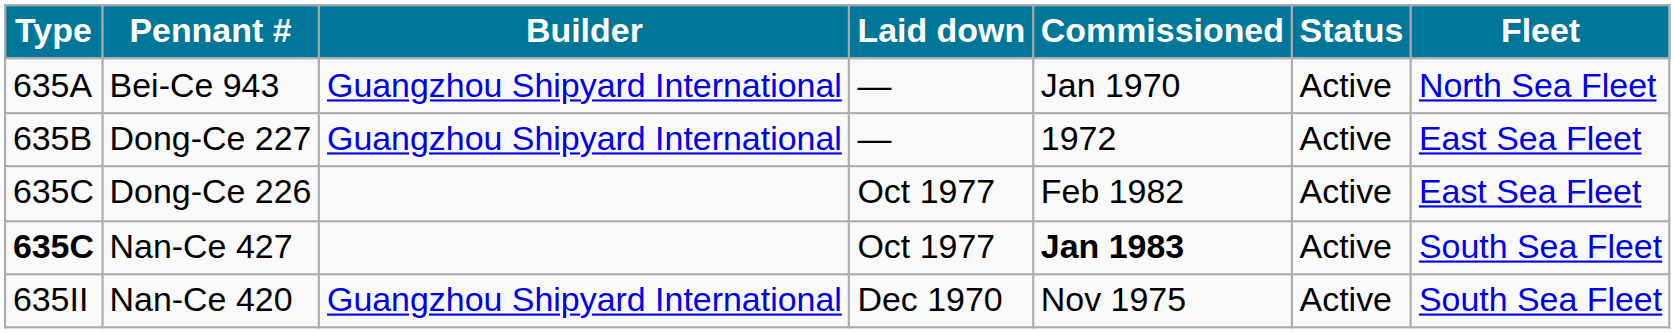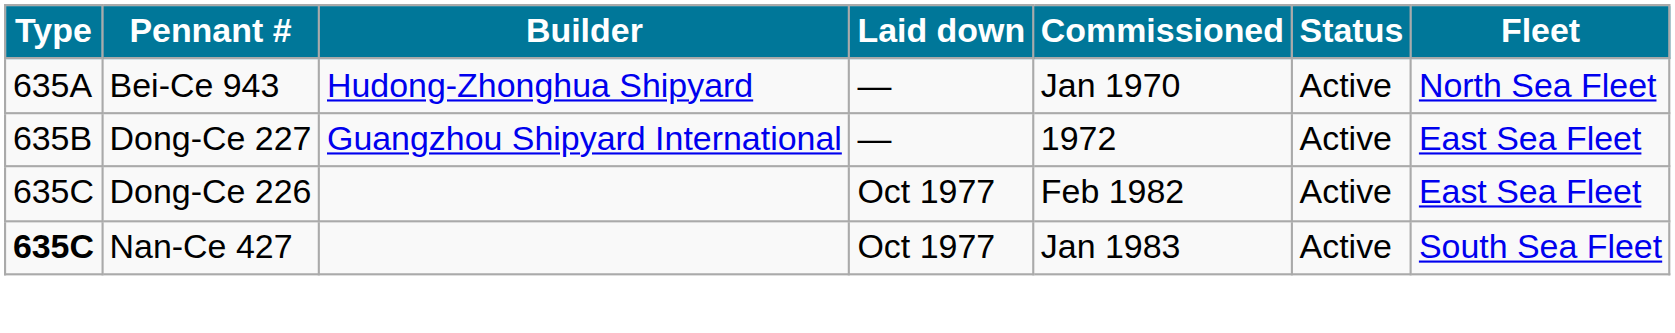(584, 85) Guangzhou Shipyard International -> (540, 85) Hudong-Zhonghua Shipyard
(1112, 246) bold -> (1111, 246) normal
- row: (201, 300)
